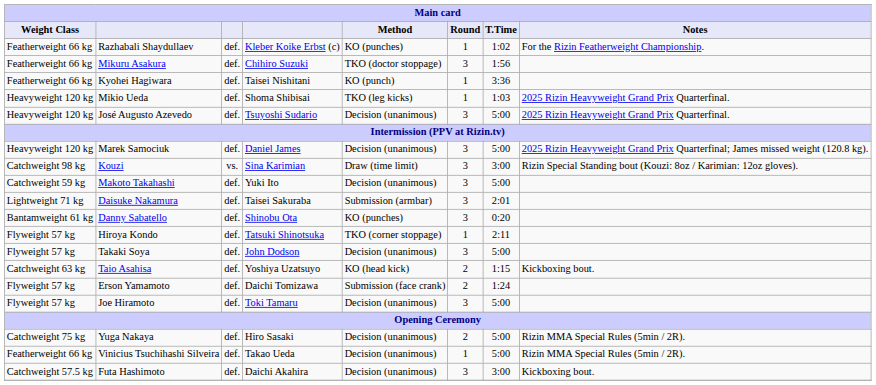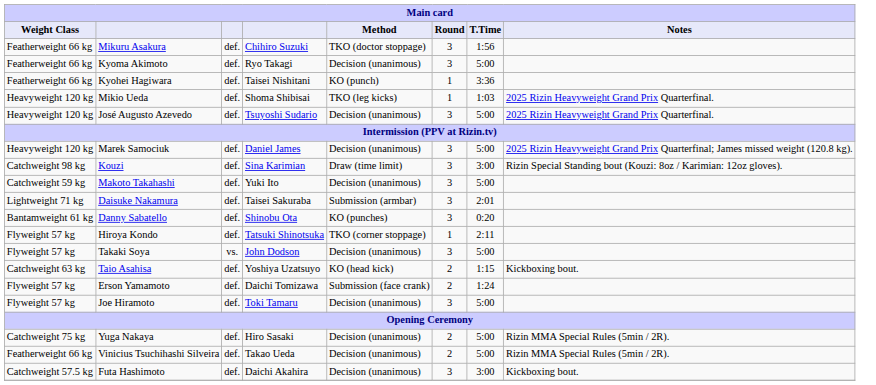- row: (146, 47)
+ row: (133, 64)
(232, 166) vs. -> (232, 166) def.
(232, 252) def. -> (232, 252) vs.
(465, 354) 1 -> (450, 354) 2
